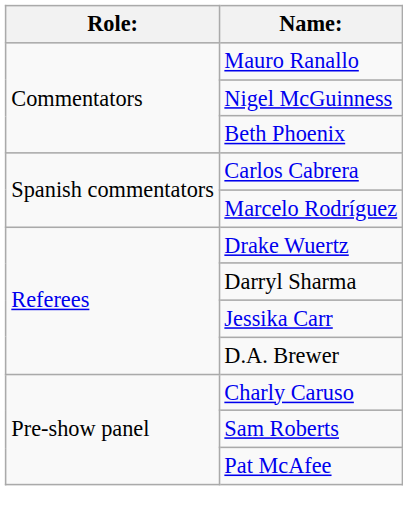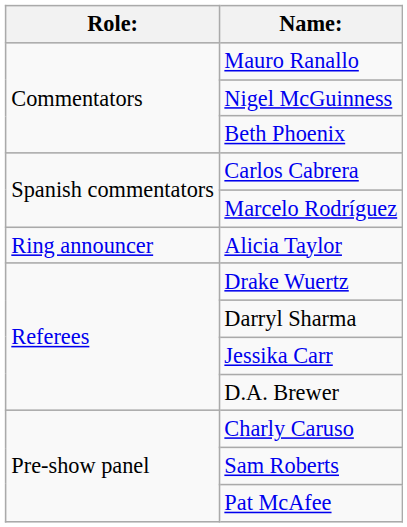+ row: (283, 244)
